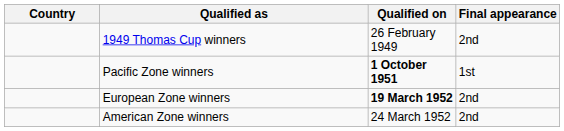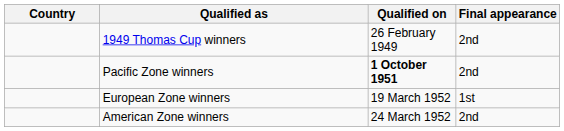(467, 72) 1st -> (469, 72) 2nd
(412, 98) bold -> (411, 98) normal
(469, 98) 2nd -> (467, 98) 1st
